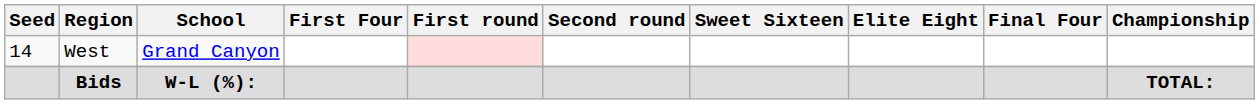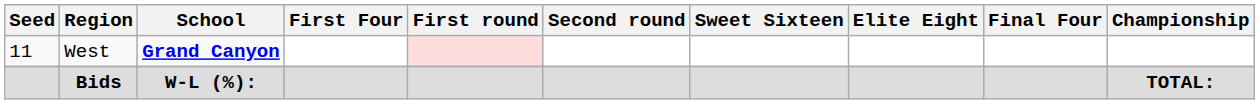(21, 51) 14 -> (21, 51) 11
(211, 51) normal -> (211, 51) bold
